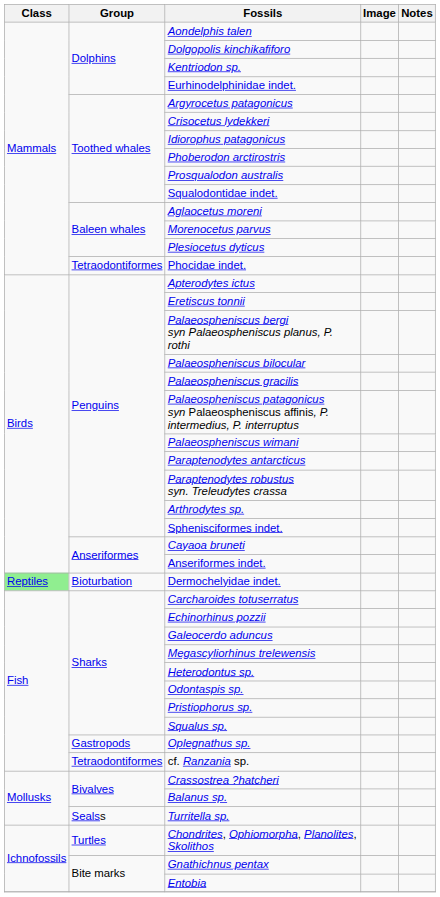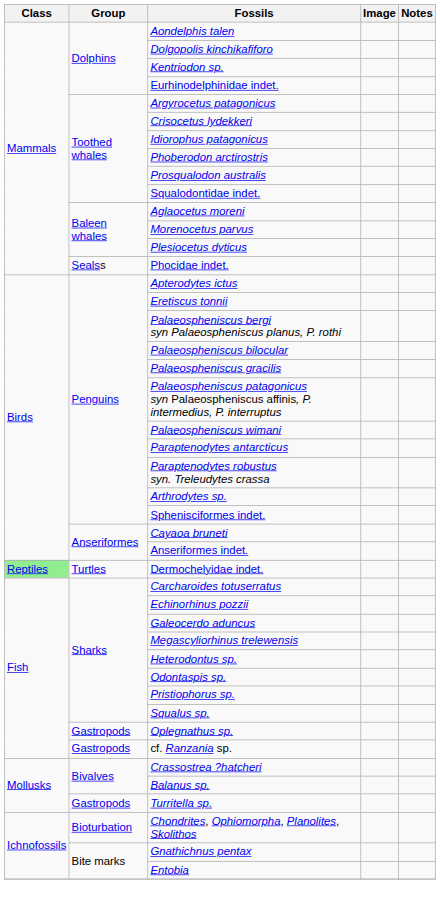(117, 265) Tetraodontiformes -> (89, 265) Sealss
(102, 581) Bioturbation -> (89, 569) Turtles
(117, 762) Tetraodontiformes -> (101, 749) Gastropods
(89, 816) Sealss -> (101, 803) Gastropods
(89, 840) Turtles -> (102, 827) Bioturbation
